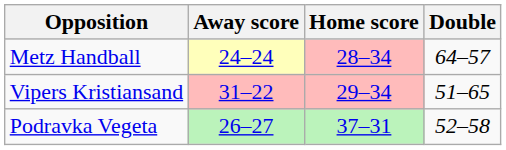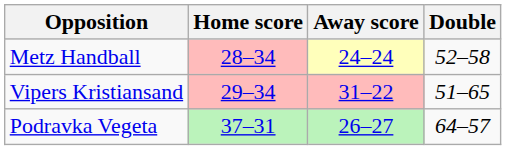columns swapped: (364, 21) <-> (246, 21)
(462, 56) 64–57 -> (462, 56) 52–58
(462, 126) 52–58 -> (462, 126) 64–57
